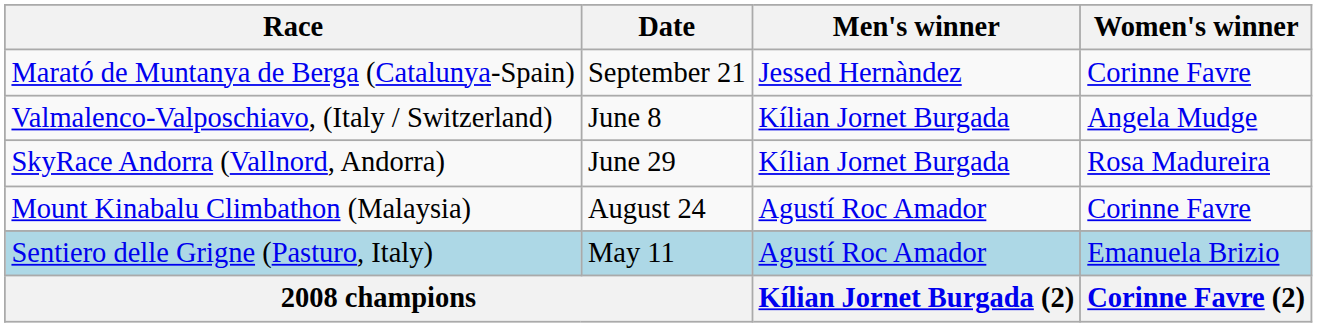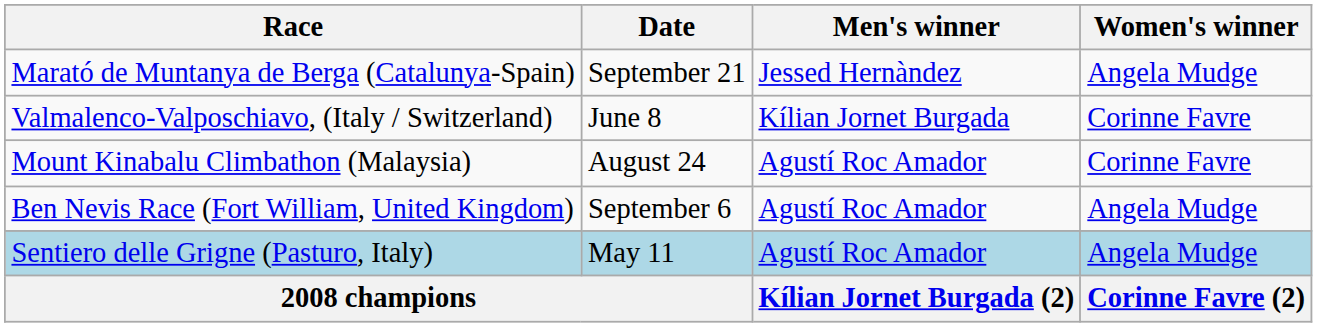(1169, 72) Corinne Favre -> (1172, 72) Angela Mudge
(1172, 117) Angela Mudge -> (1169, 117) Corinne Favre
- row: (228, 162)
+ row: (293, 207)
(1183, 252) Emanuela Brizio -> (1172, 252) Angela Mudge
